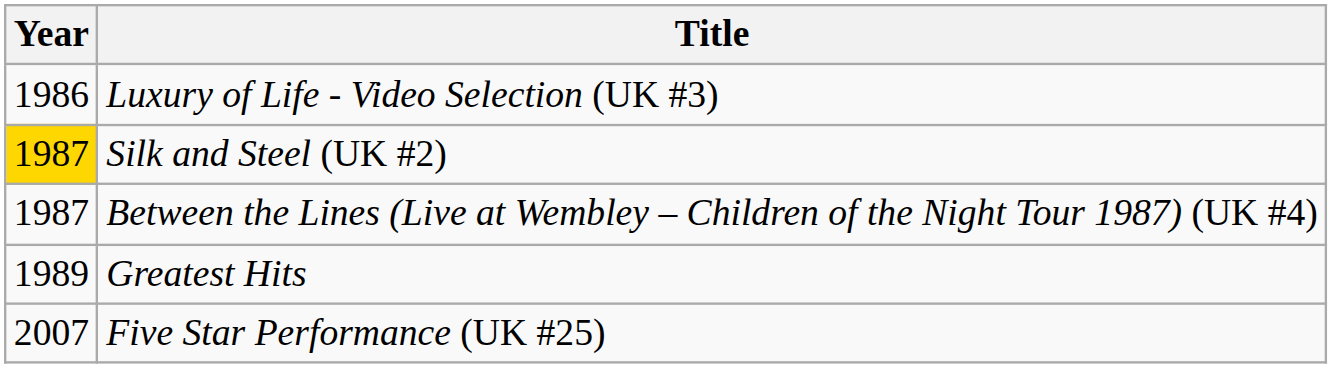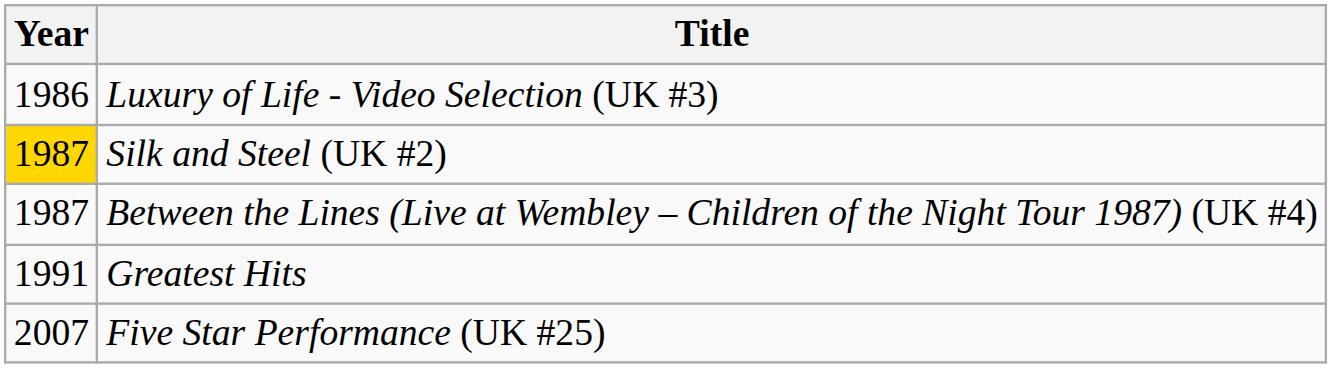(51, 272) 1989 -> (51, 272) 1991
